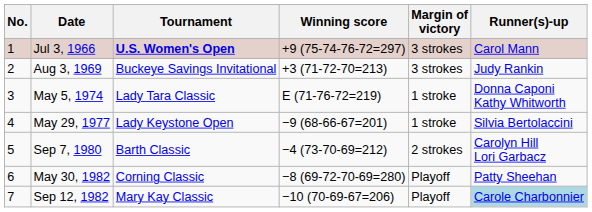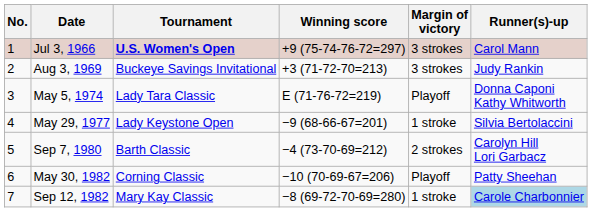(434, 96) 1 stroke -> (430, 96) Playoff
(344, 177) −8 (69-72-70-69=280) -> (338, 177) −10 (70-69-67=206)
(338, 197) −10 (70-69-67=206) -> (344, 197) −8 (69-72-70-69=280)
(430, 197) Playoff -> (434, 197) 1 stroke
